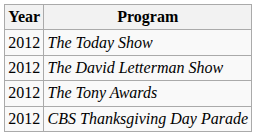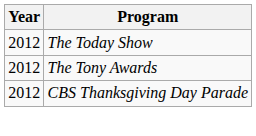- row: (135, 67)
